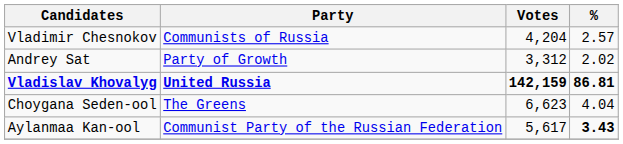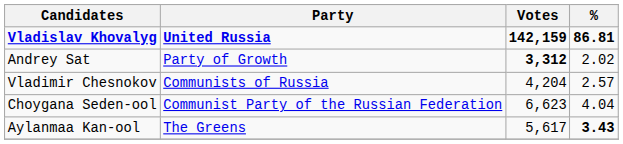rows swapped: (82, 38) <-> (82, 83)
(546, 61) normal -> (546, 61) bold
(205, 106) The Greens -> (333, 106) Communist Party of the Russian Federation
(333, 128) Communist Party of the Russian Federation -> (205, 128) The Greens
